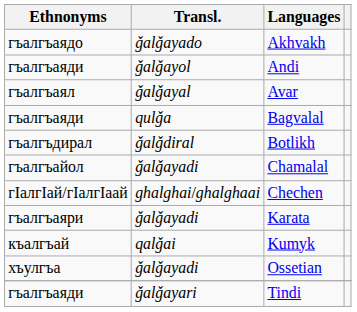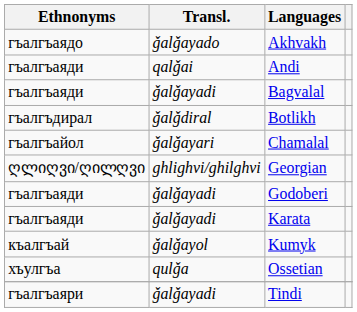(163, 67) ǧalǧayol -> (173, 67) qalǧai
- row: (283, 92)
(153, 117) qulǧa -> (184, 92) ǧalǧayadi
(167, 167) ǧalǧayadi -> (183, 142) ǧalǧayari
- row: (295, 192)
+ row: (297, 168)
+ row: (298, 193)
(46, 218) гъалгъаяри -> (46, 219) гъалгъаяди
(155, 243) qalǧai -> (180, 244) ǧalǧayol
(167, 268) ǧalǧayadi -> (171, 269) qulǧa
(46, 293) гъалгъаяди -> (46, 294) гъалгъаяри
(166, 293) ǧalǧayari -> (184, 294) ǧalǧayadi
